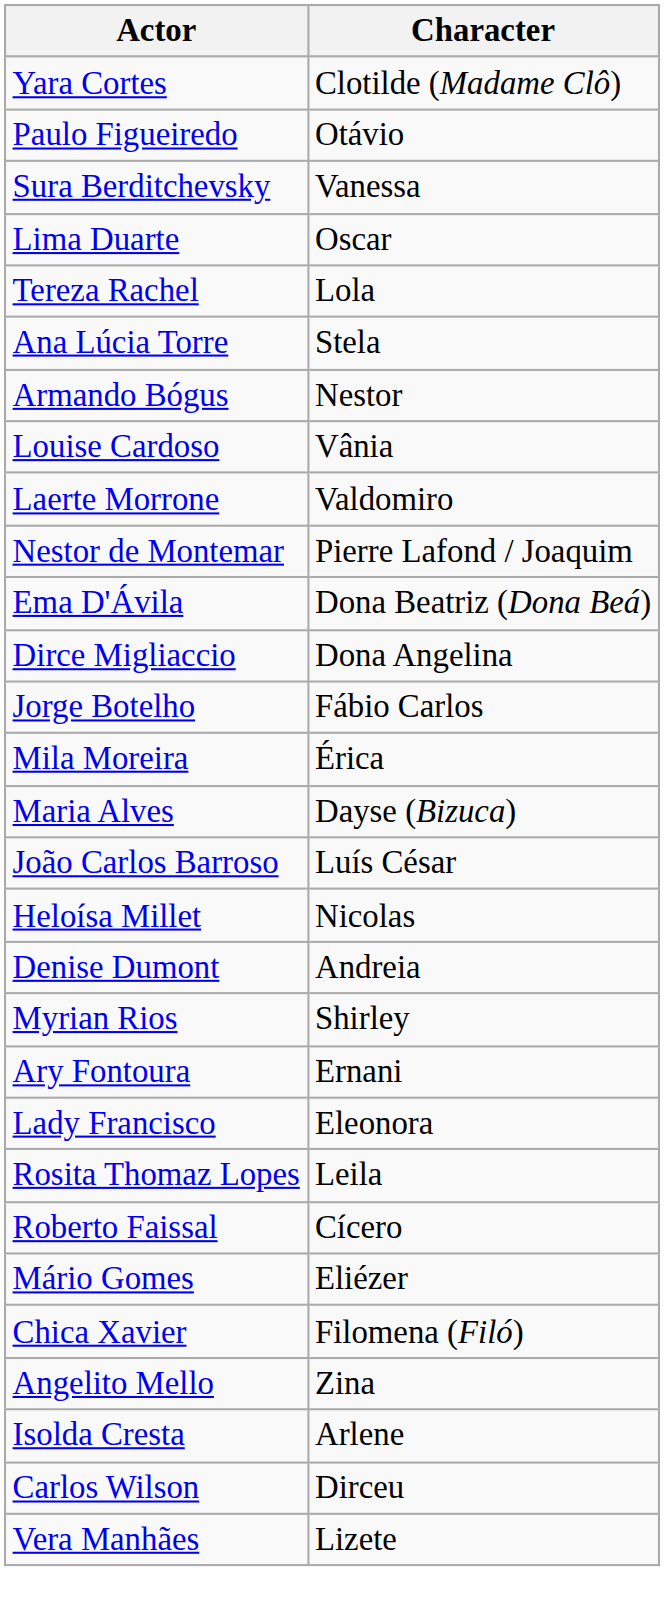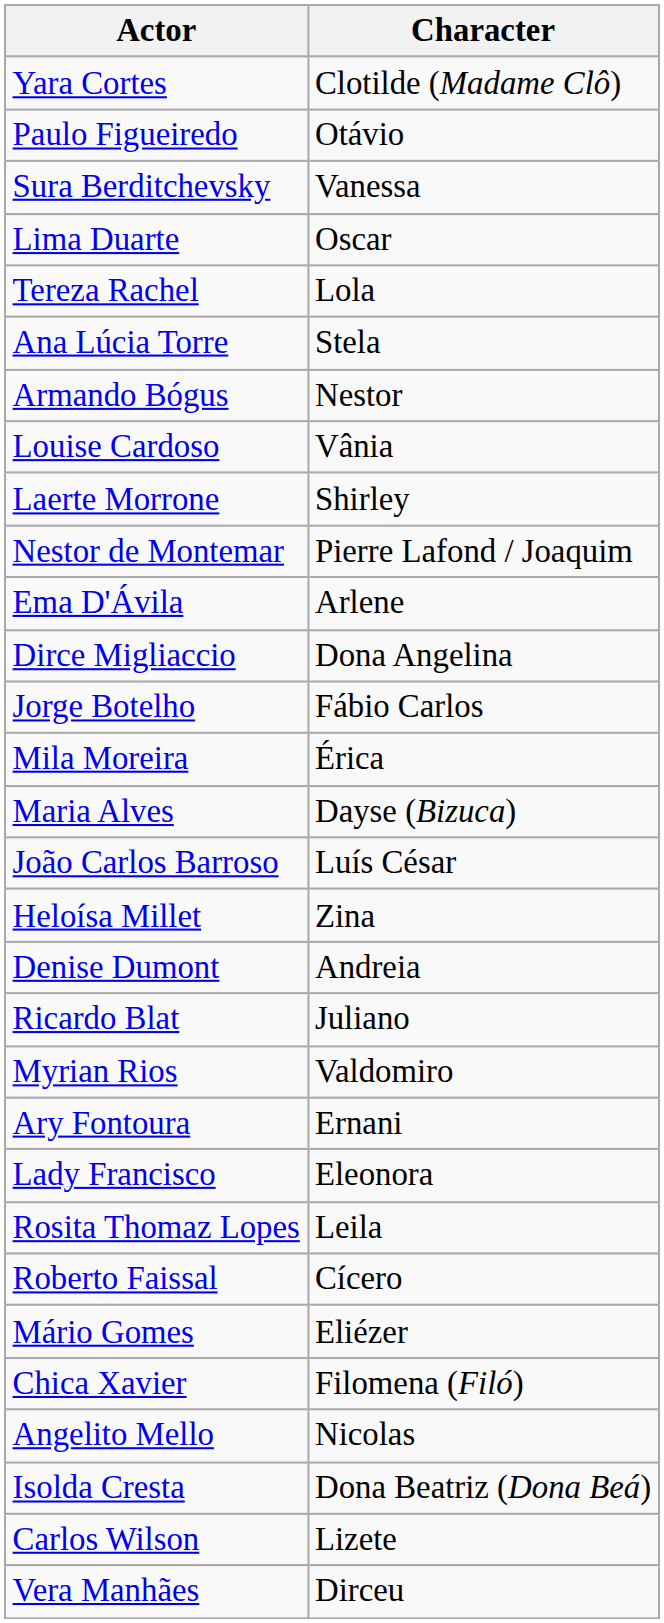(384, 498) Valdomiro -> (362, 498) Shirley
(483, 602) Dona Beatriz (Dona Beá) -> (360, 602) Arlene
(365, 914) Nicolas -> (345, 914) Zina
+ row: (96, 1018)
(362, 1018) Shirley -> (384, 1070) Valdomiro
(345, 1382) Zina -> (365, 1435) Nicolas
(360, 1435) Arlene -> (483, 1487) Dona Beatriz (Dona Beá)
(360, 1487) Dirceu -> (356, 1539) Lizete
(356, 1539) Lizete -> (360, 1591) Dirceu
